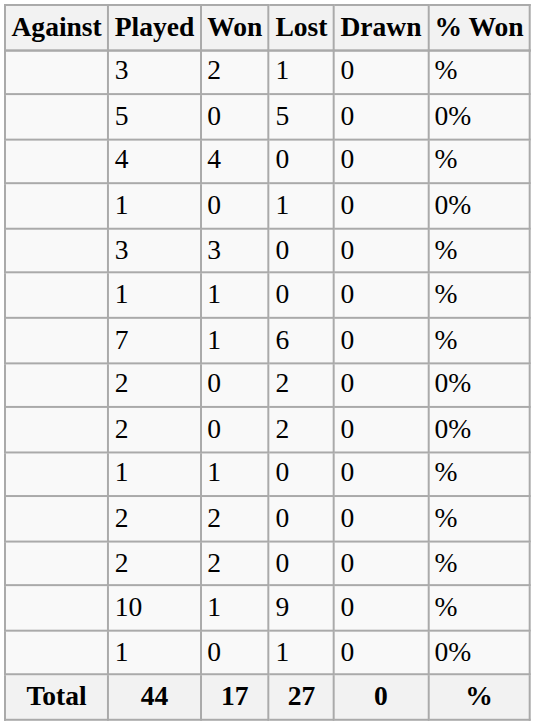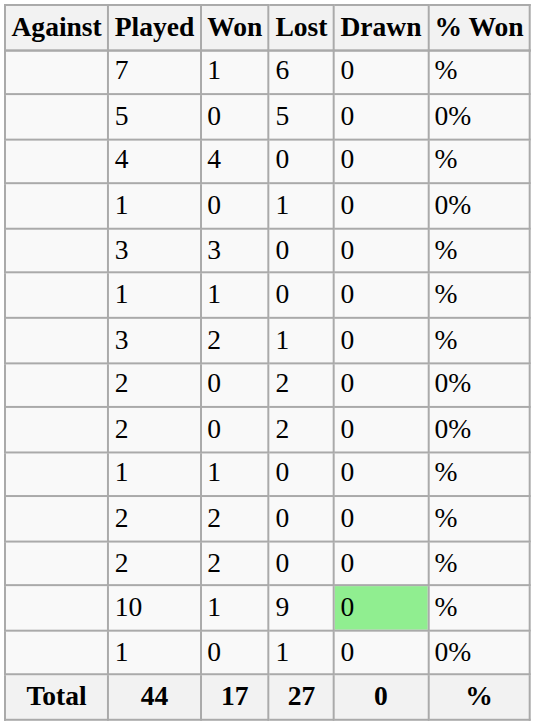rows swapped: (122, 71) <-> (122, 339)
(347, 607) no background -> (347, 607) lightgreen background
